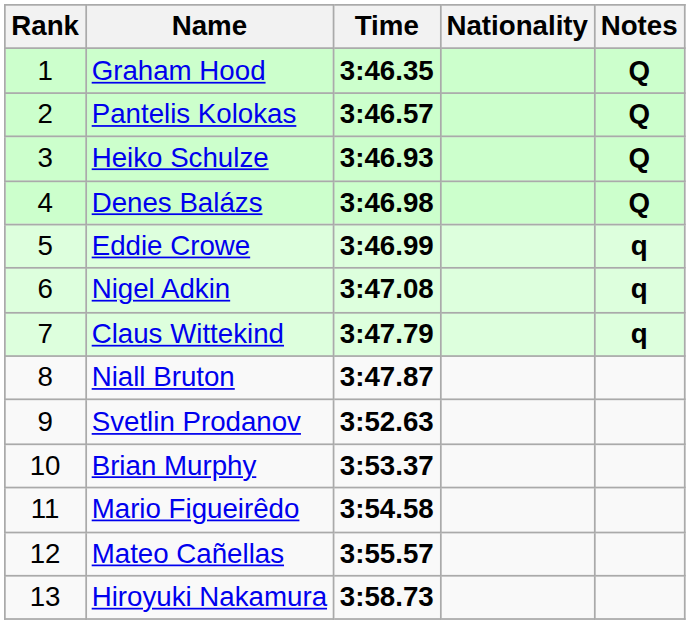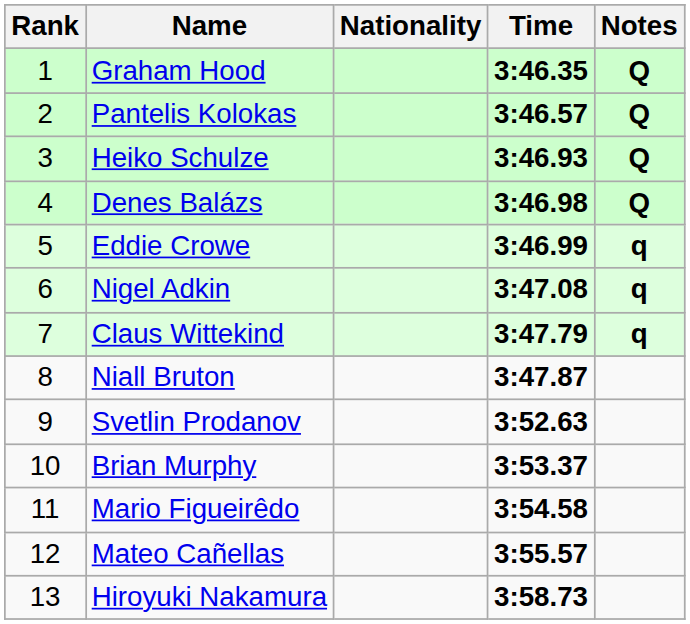columns swapped: (517, 26) <-> (387, 26)
